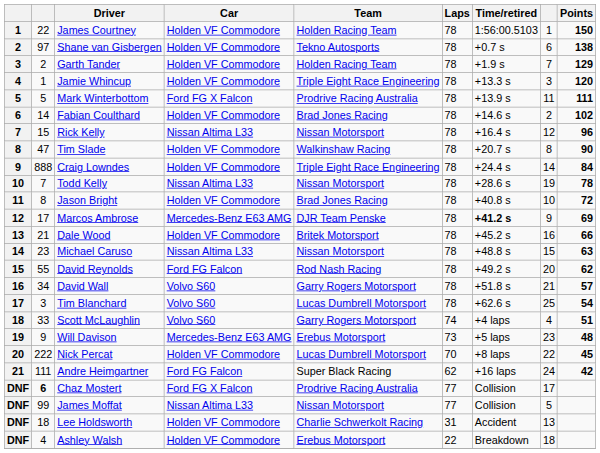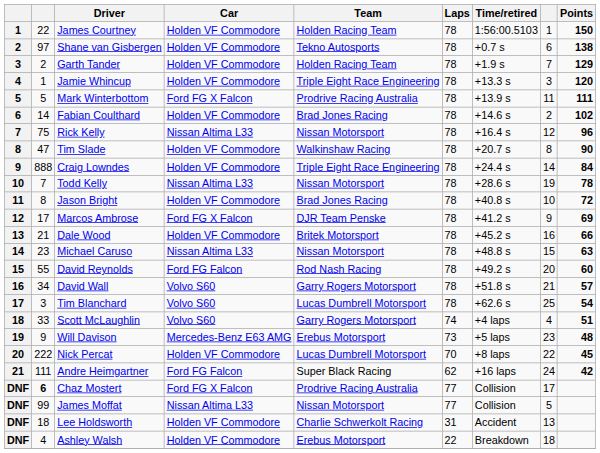(43, 133) 15 -> (43, 133) 75
(229, 218) Mercedes-Benz E63 AMG -> (210, 218) Ford FG X Falcon
(493, 218) bold -> (493, 218) normal
(587, 269) 62 -> (587, 269) 60
